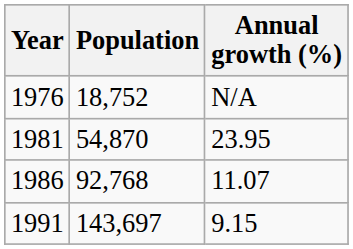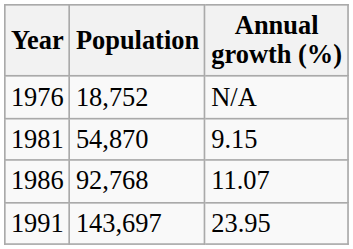(241, 138) 23.95 -> (234, 138) 9.15
(234, 222) 9.15 -> (241, 222) 23.95
